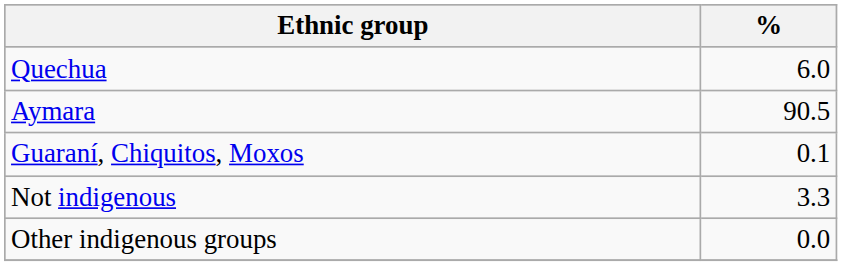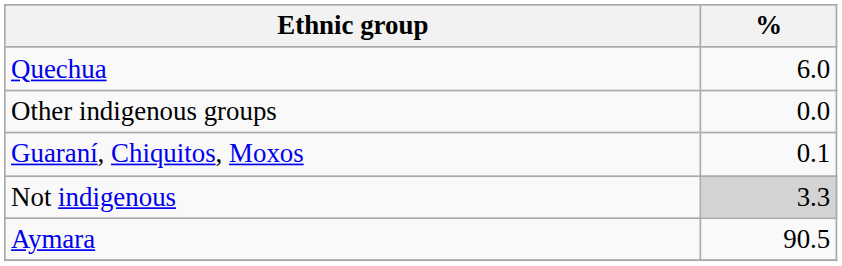rows swapped: (53, 111) <-> (144, 238)
(813, 196) no background -> (813, 196) lightgrey background
